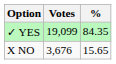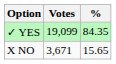(59, 50) 3,676 -> (59, 50) 3,671
